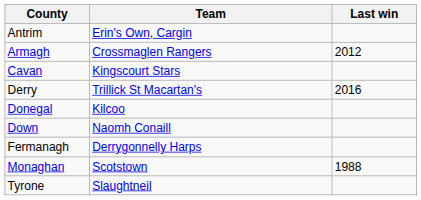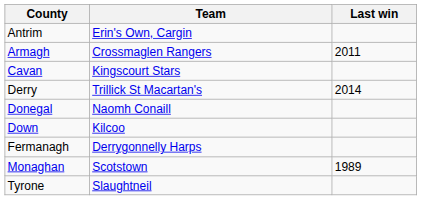(348, 52) 2012 -> (348, 52) 2011
(348, 90) 2016 -> (348, 90) 2014
(109, 109) Kilcoo -> (132, 109) Naomh Conaill
(132, 128) Naomh Conaill -> (109, 128) Kilcoo
(348, 166) 1988 -> (348, 166) 1989
